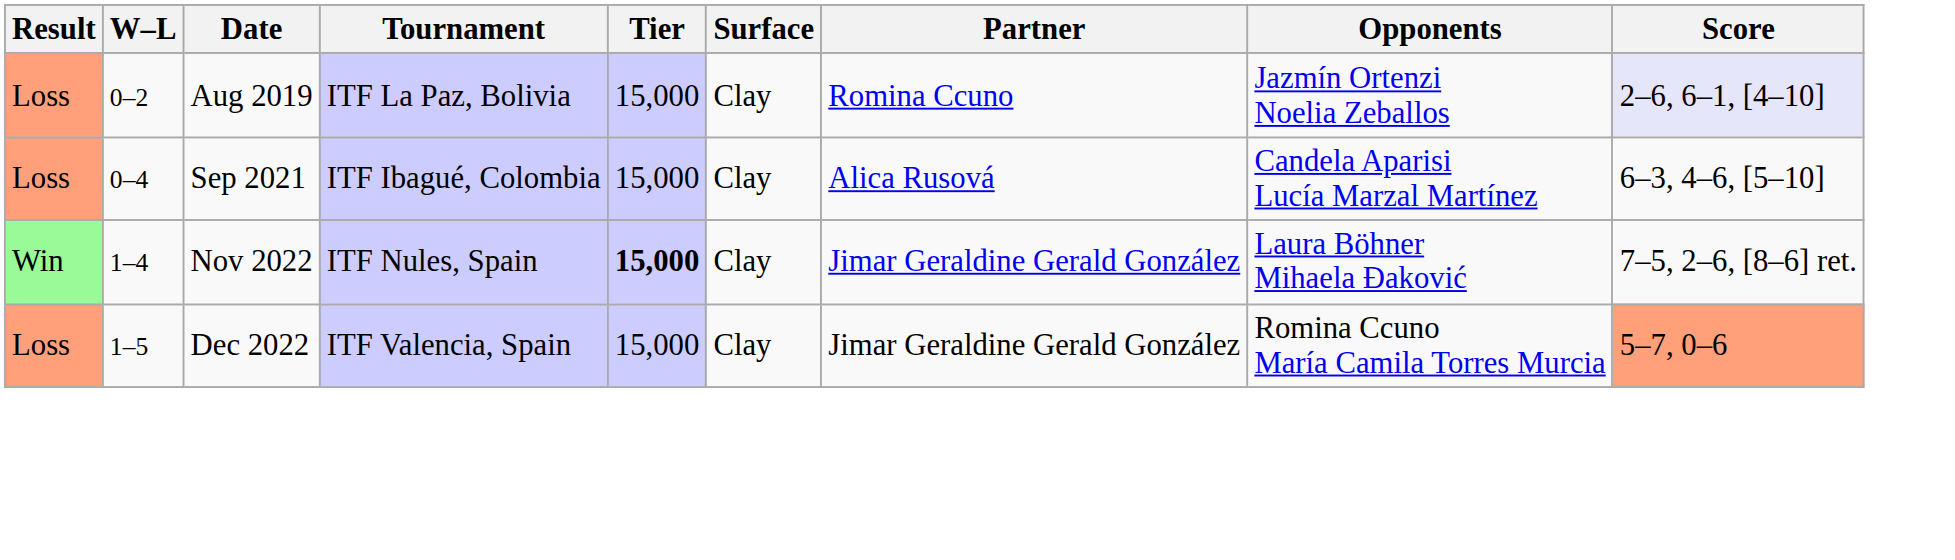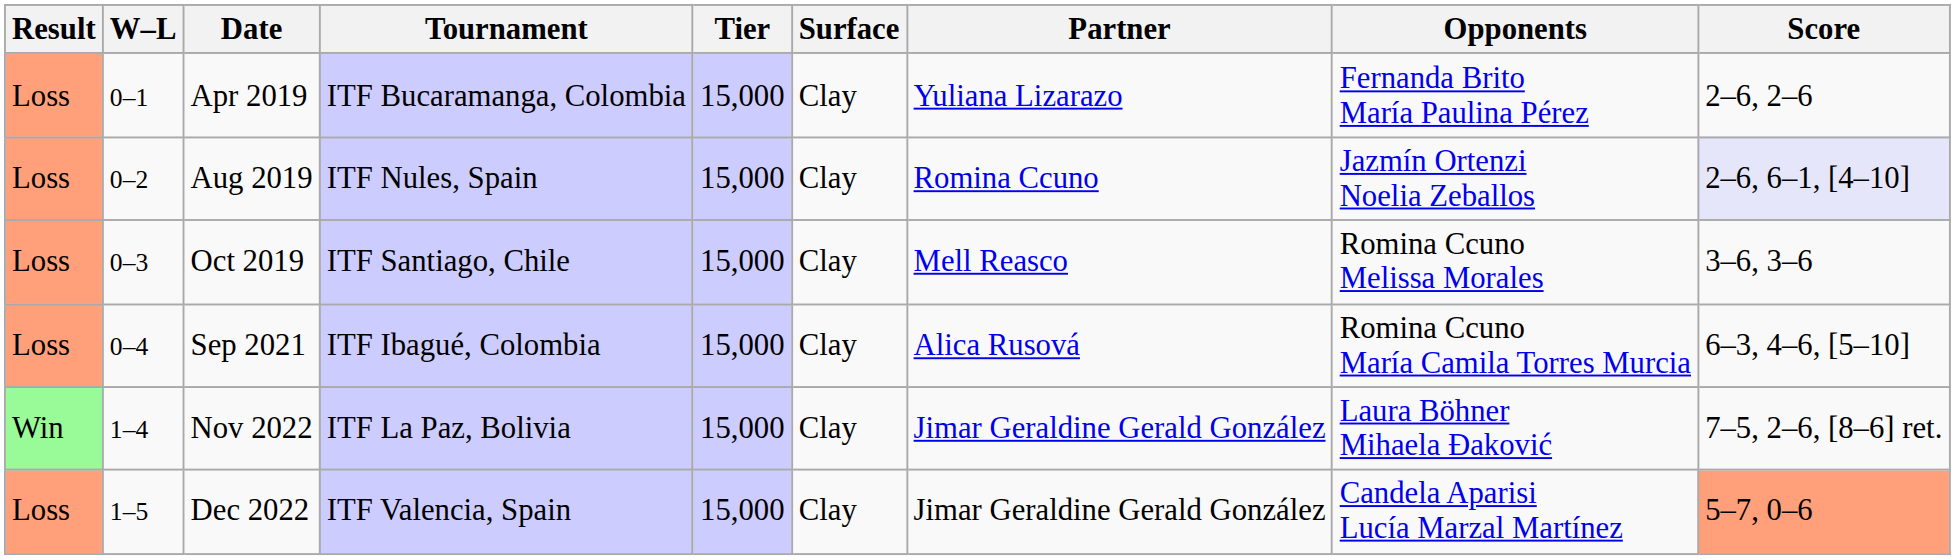+ row: (249, 94)
(449, 94) ITF La Paz, Bolivia -> (432, 178) ITF Nules, Spain
+ row: (247, 261)
(1396, 178) Candela Aparisi Lucía Marzal Martínez -> (1515, 344) Romina Ccuno María Camila Torres Murcia
(432, 261) ITF Nules, Spain -> (449, 427) ITF La Paz, Bolivia
(657, 261) bold -> (742, 427) normal
(1430, 344) Romina Ccuno María Camila Torres Murcia -> (1481, 511) Candela Aparisi Lucía Marzal Martínez
